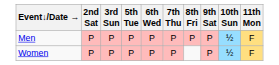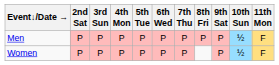+ column: (122, 17)
